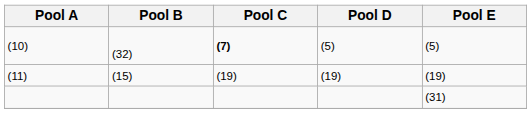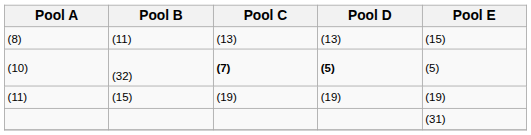+ row: (15, 38)
(328, 46) normal -> (328, 67) bold
